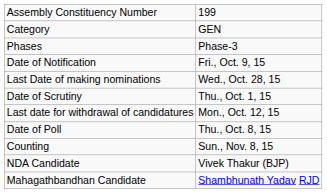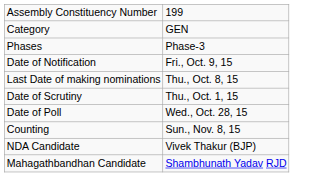(239, 79) Wed., Oct. 28, 15 -> (202, 79) Thu., Oct. 8, 15
- row: (100, 113)
(235, 130) Thu., Oct. 8, 15 -> (206, 113) Wed., Oct. 28, 15
